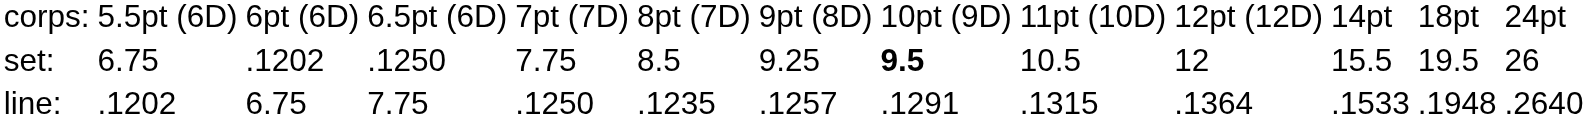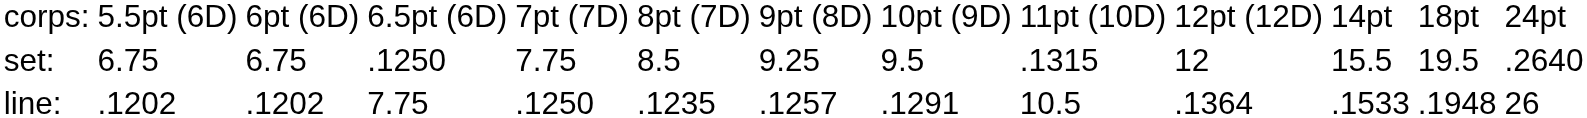(285, 60) .1202 -> (276, 60) 6.75
(902, 60) bold -> (902, 60) normal
(1050, 60) 10.5 -> (1059, 60) .1315
(1522, 60) 26 -> (1544, 60) .2640
(276, 103) 6.75 -> (285, 103) .1202
(1059, 103) .1315 -> (1050, 103) 10.5
(1544, 103) .2640 -> (1522, 103) 26
